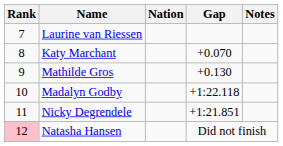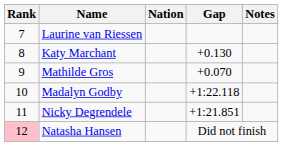(214, 53) +0.070 -> (214, 53) +0.130
(214, 72) +0.130 -> (214, 72) +0.070
